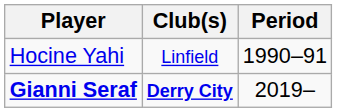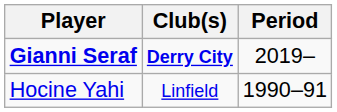rows swapped: (67, 55) <-> (73, 90)
